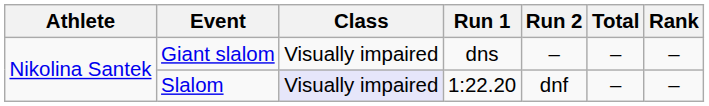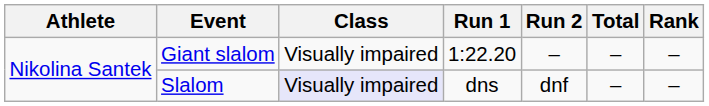(482, 54) dns -> (482, 54) 1:22.20
(482, 86) 1:22.20 -> (482, 86) dns
